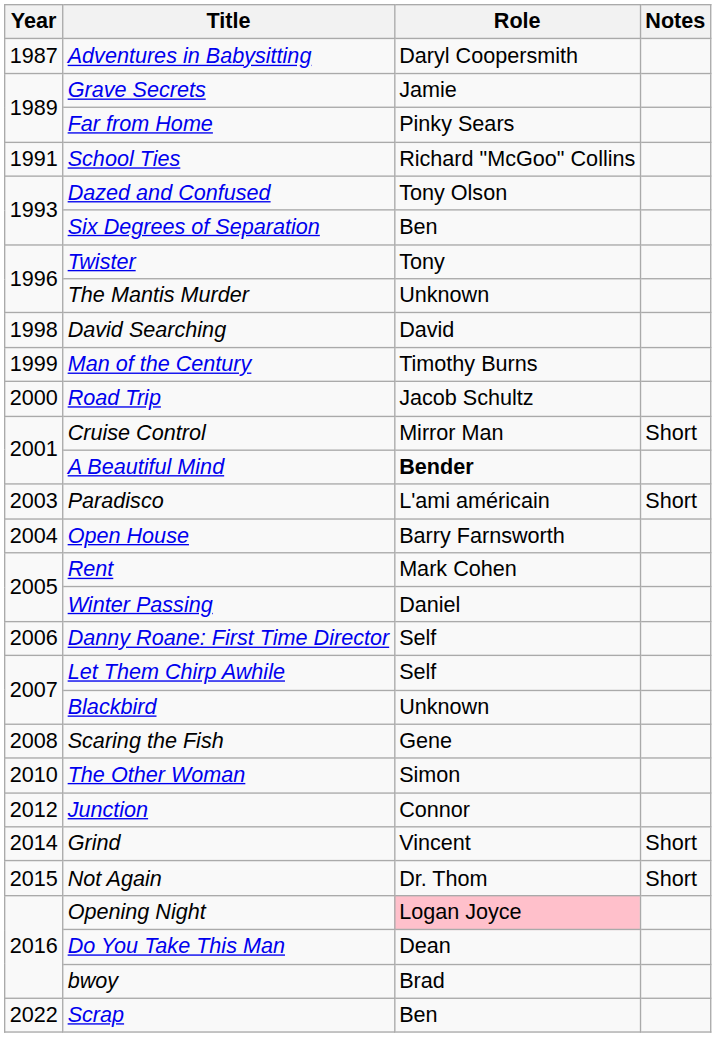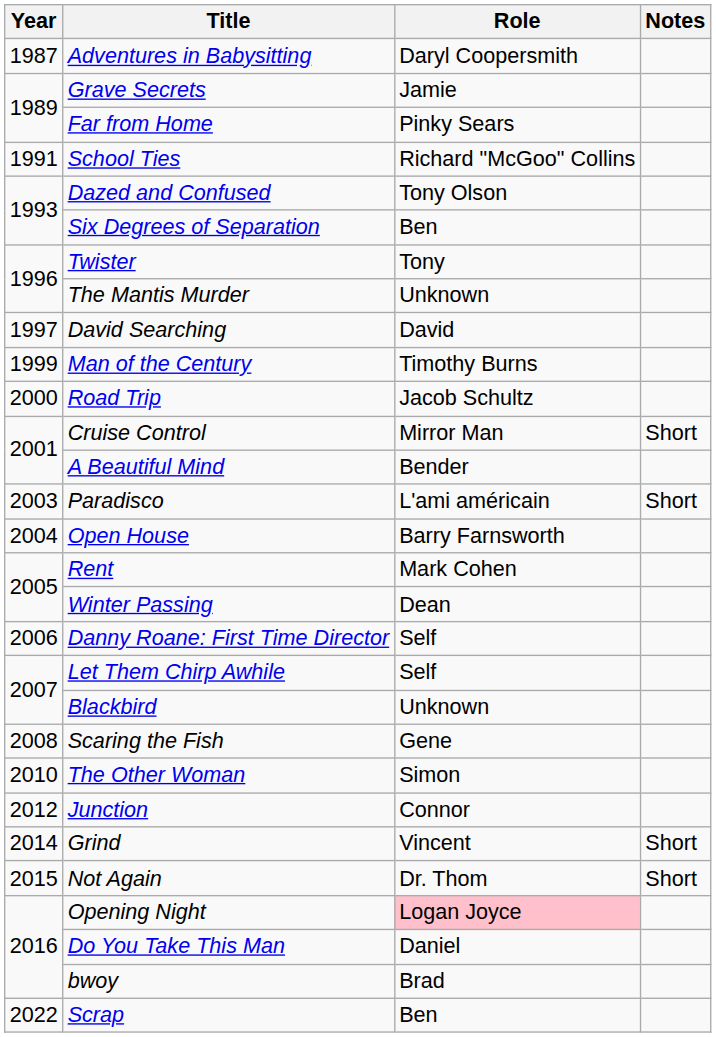(34, 329) 1998 -> (34, 329) 1997
(436, 466) bold -> (434, 466) normal
(430, 603) Daniel -> (425, 603) Dean
(425, 946) Dean -> (430, 946) Daniel
